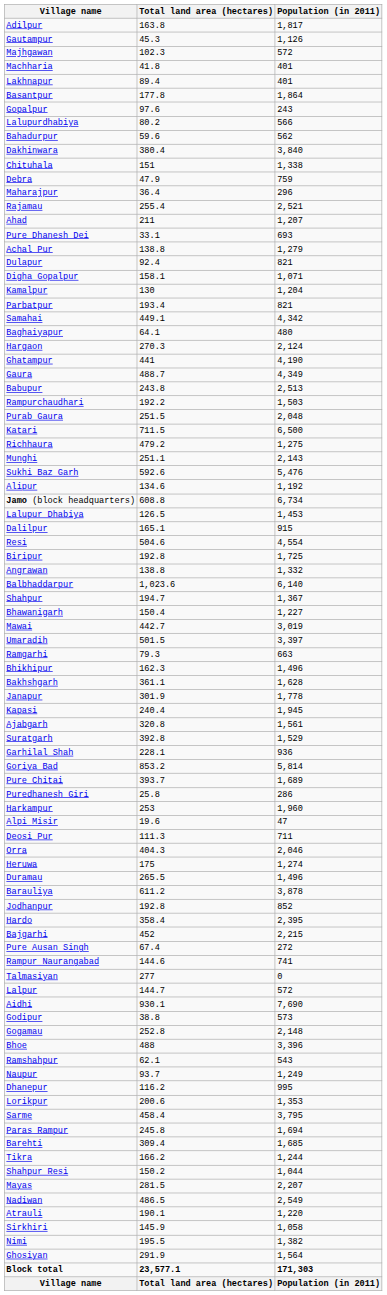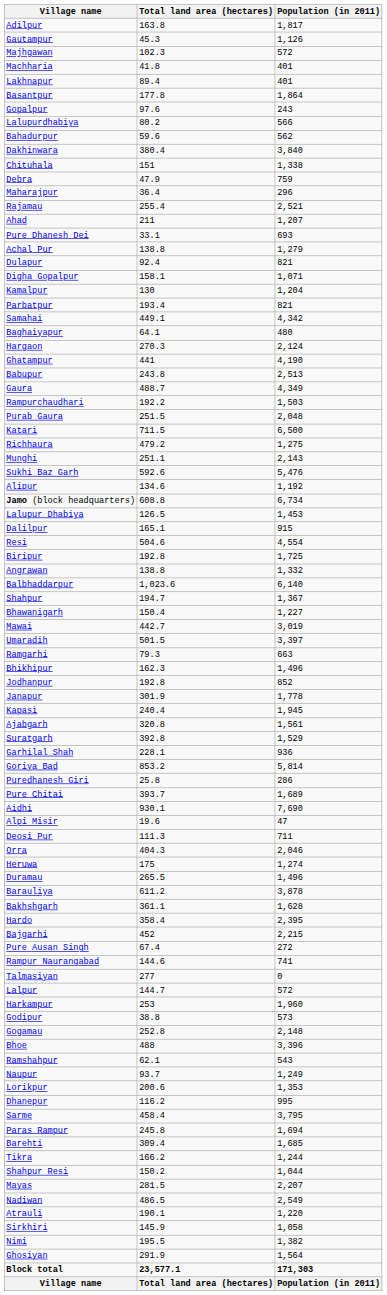rows swapped: (24, 389) <-> (19, 375)
rows swapped: (32, 683) <-> (30, 906)
rows swapped: (48, 794) <-> (35, 780)
rows swapped: (30, 808) <-> (19, 1004)
rows swapped: (27, 1102) <-> (27, 1088)
